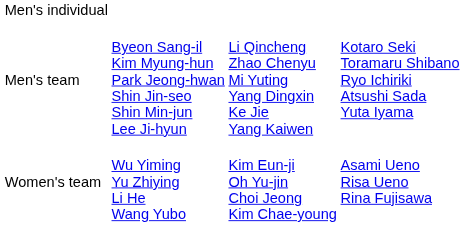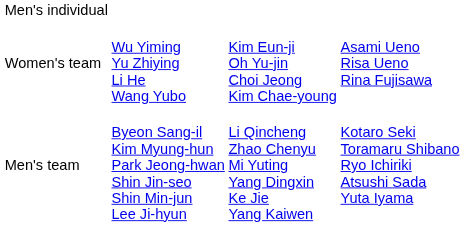rows swapped: (42, 80) <-> (53, 182)
